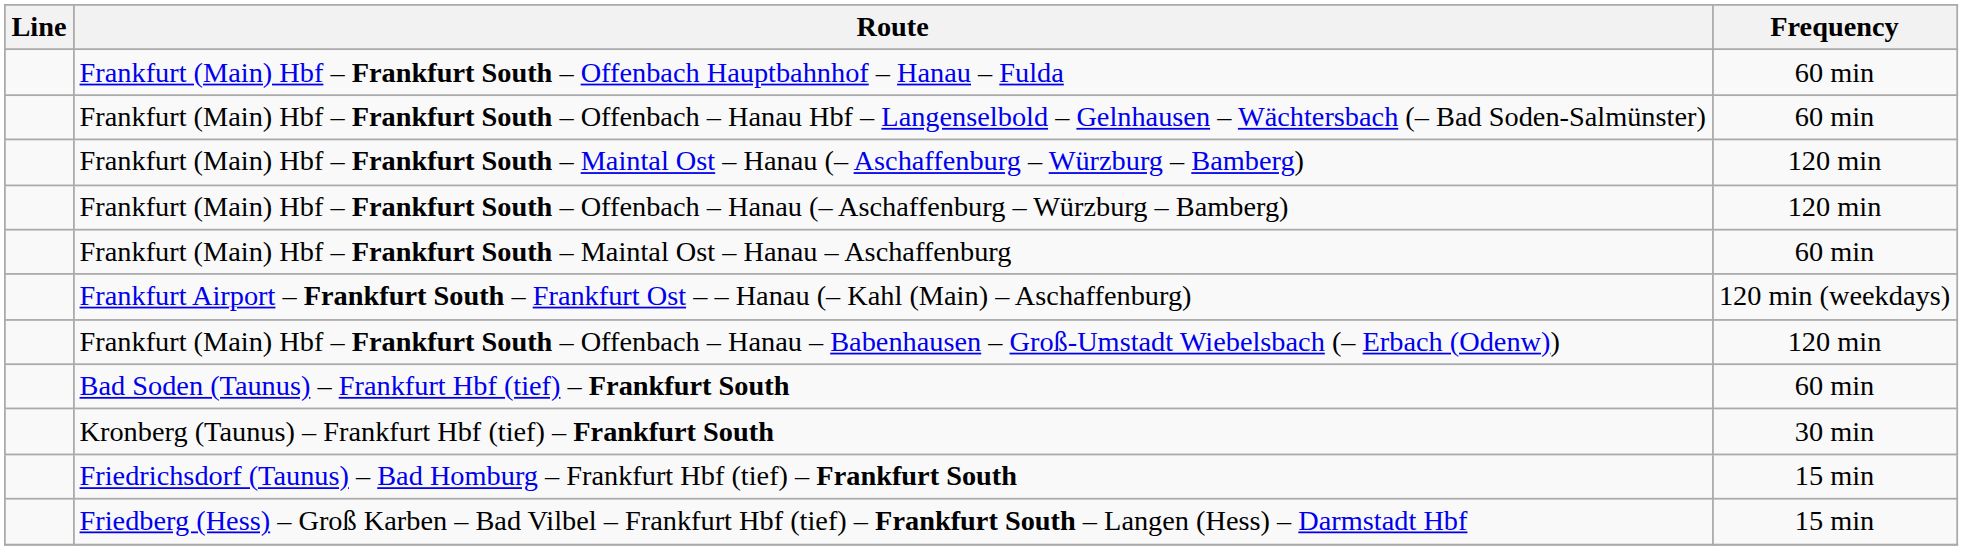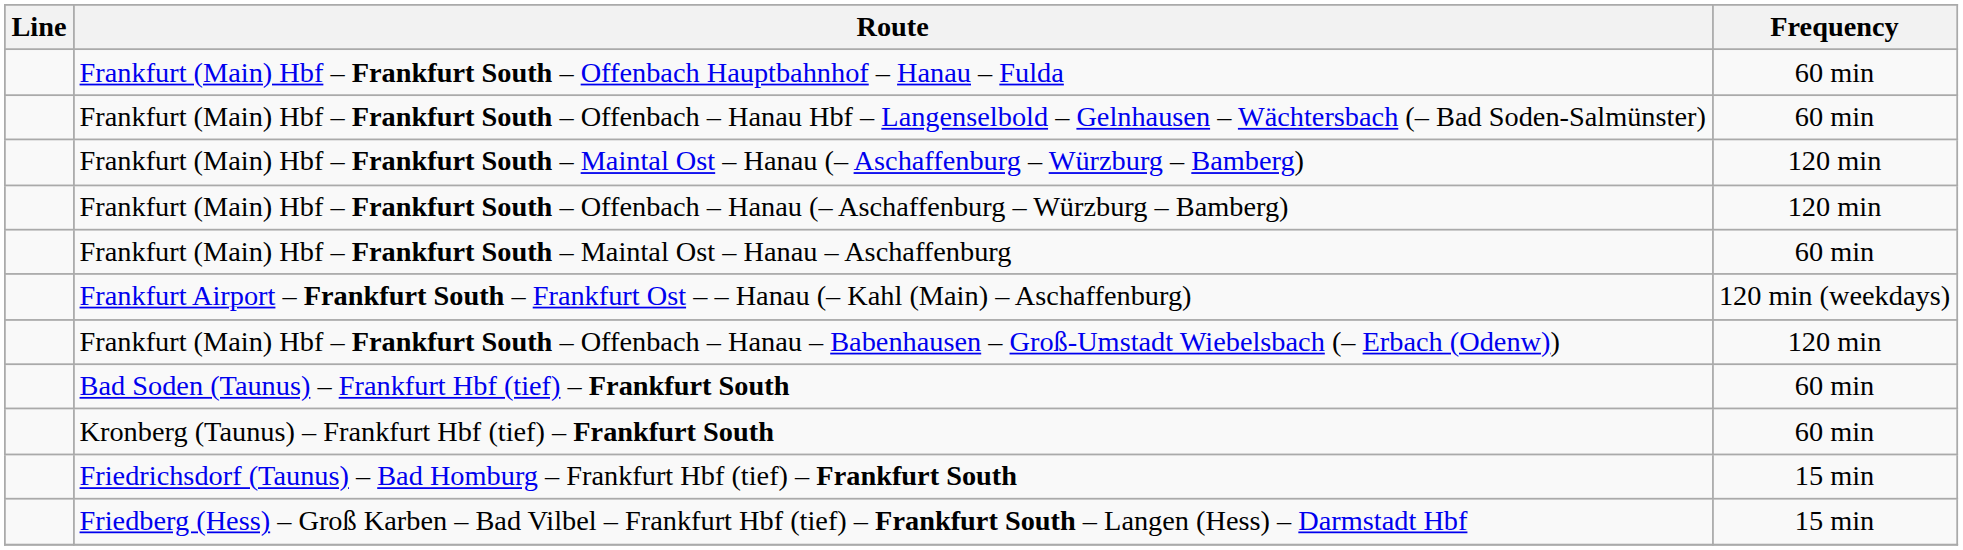(1834, 431) 30 min -> (1834, 431) 60 min
